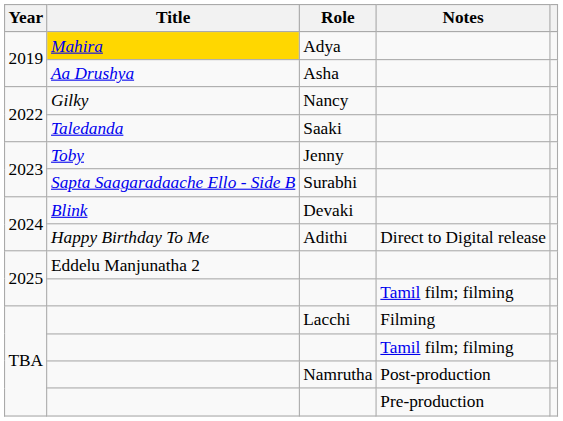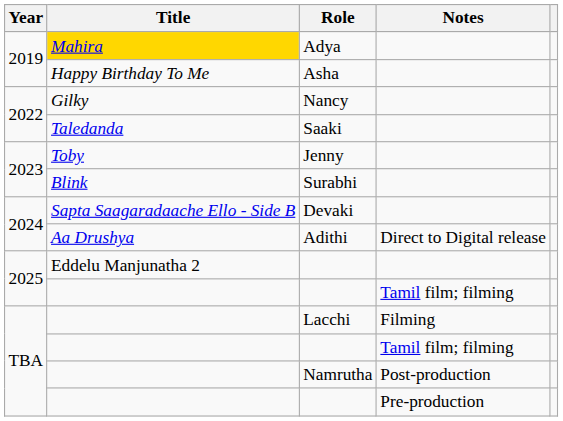(93, 73) Aa Drushya -> (130, 73) Happy Birthday To Me
(173, 182) Sapta Saagaradaache Ello - Side B -> (69, 182) Blink
(69, 210) Blink -> (173, 210) Sapta Saagaradaache Ello - Side B
(130, 237) Happy Birthday To Me -> (93, 237) Aa Drushya
